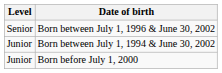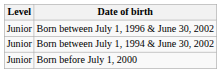(20, 28) Senior -> (19, 28) Junior
